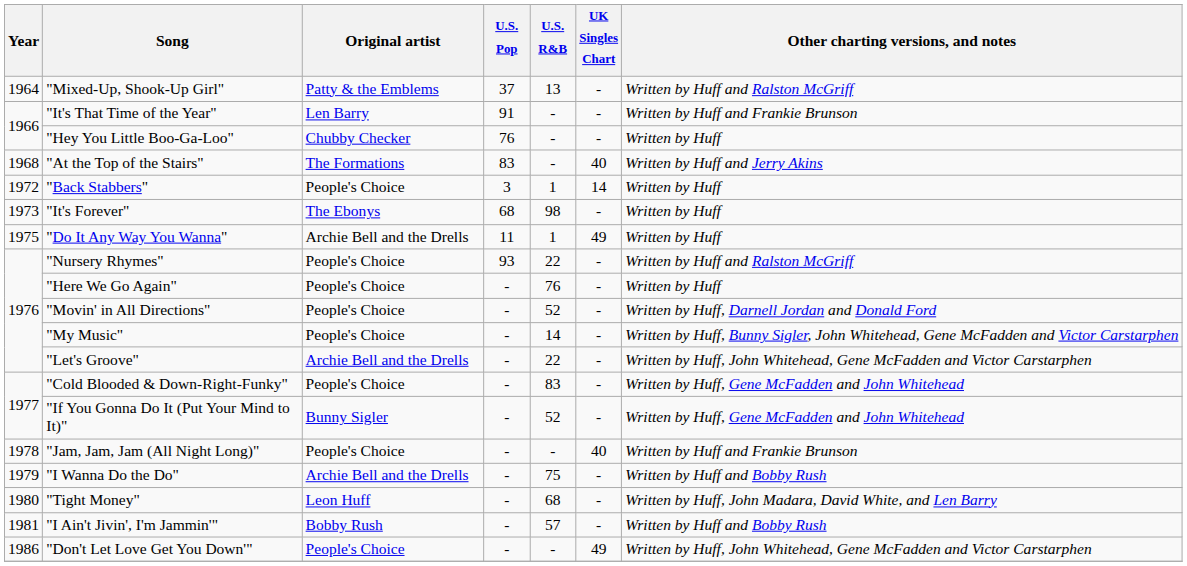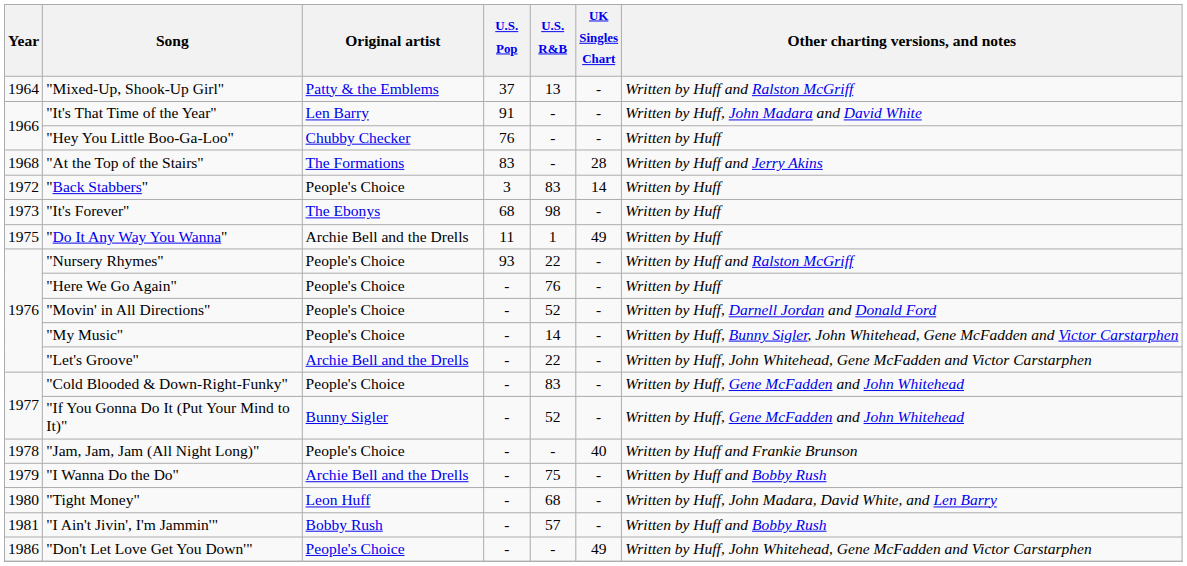(741, 113) Written by Huff and Frankie Brunson -> (774, 113) Written by Huff, John Madara and David White
(599, 162) 40 -> (599, 162) 28
(553, 187) 1 -> (553, 187) 83
